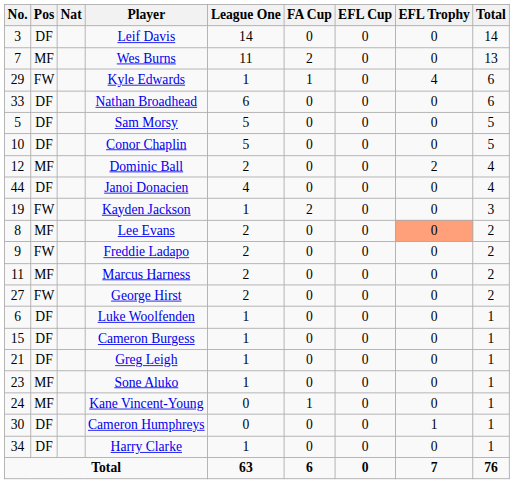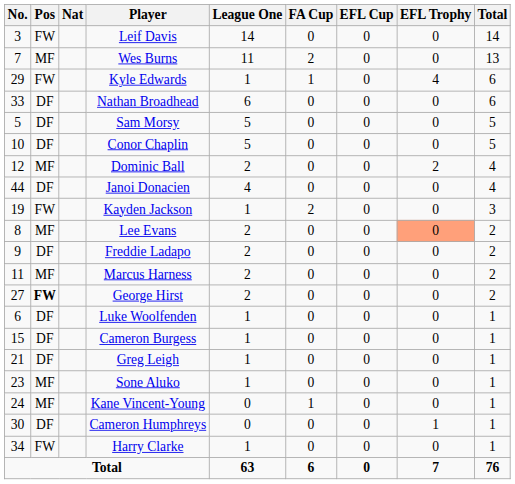(44, 36) DF -> (45, 36) FW
(44, 252) FW -> (45, 252) DF
(44, 295) normal -> (45, 295) bold
(44, 446) DF -> (45, 446) FW
